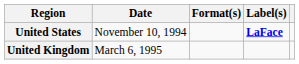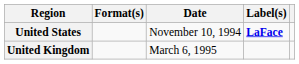columns swapped: (140, 13) <-> (216, 13)
